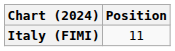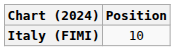(136, 36) 11 -> (136, 36) 10
